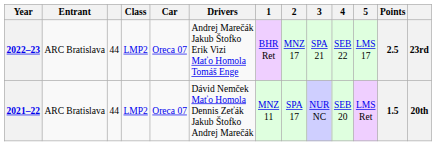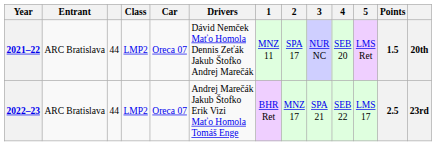rows swapped: (23, 110) <-> (23, 50)
